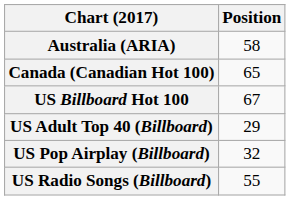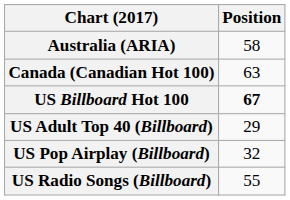(252, 72) 65 -> (252, 72) 63
(252, 99) normal -> (252, 99) bold
